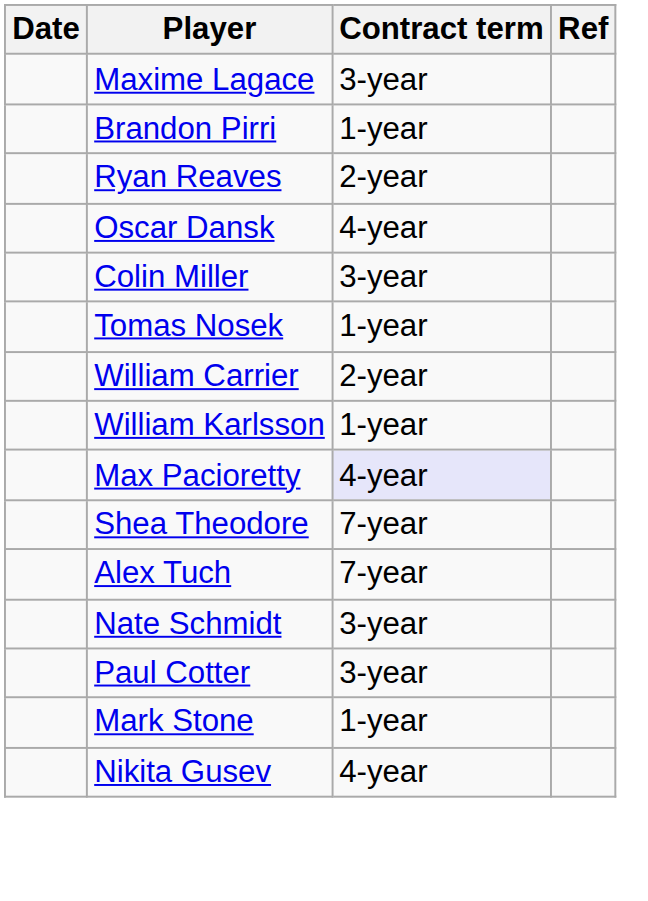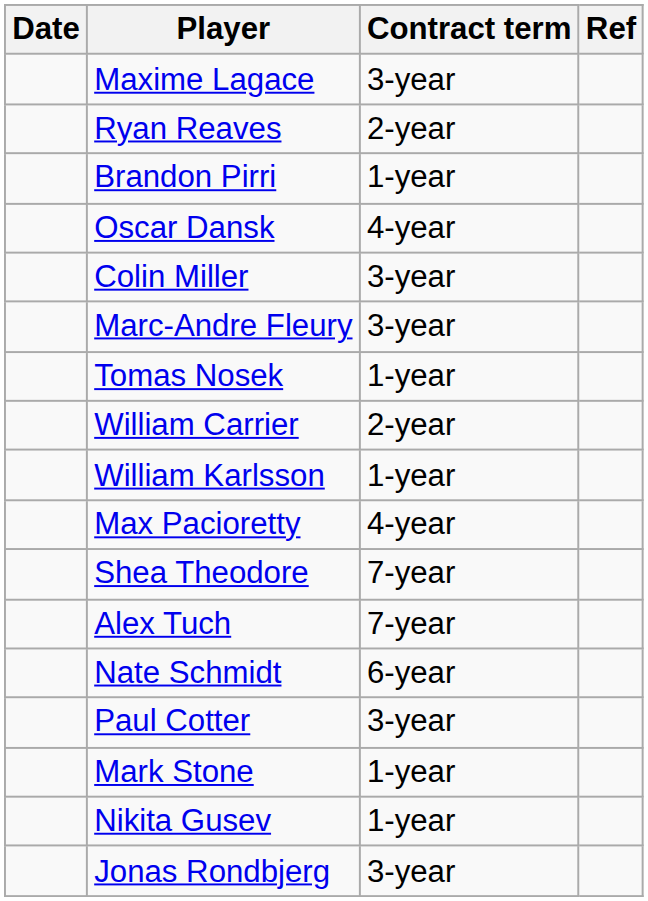rows swapped: (185, 128) <-> (188, 177)
+ row: (223, 326)
(383, 474) lavender background -> (411, 524) no background
(383, 623) 3-year -> (411, 672) 6-year
(383, 771) 4-year -> (411, 820) 1-year
+ row: (212, 870)
